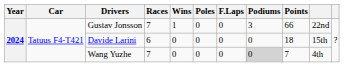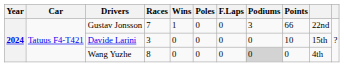(148, 39) 6 -> (148, 39) 3
(289, 39) 18 -> (289, 39) 10
(148, 54) 7 -> (148, 54) 8
(287, 54) 7 -> (287, 54) 0
